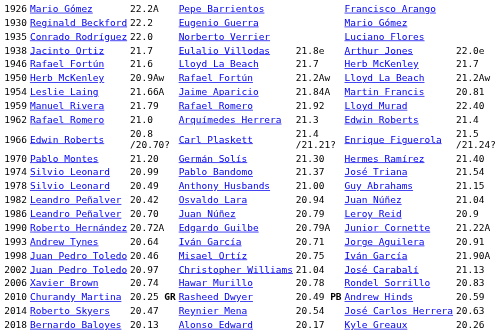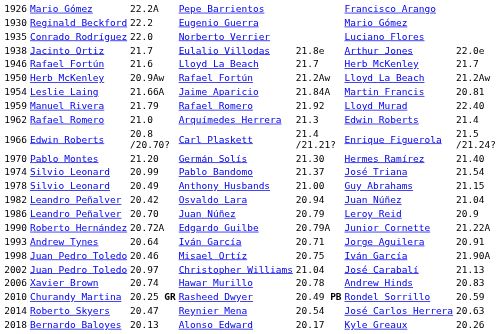(387, 283) Rondel Sorrillo -> (379, 283) Andrew Hinds
(379, 297) Andrew Hinds -> (387, 297) Rondel Sorrillo
